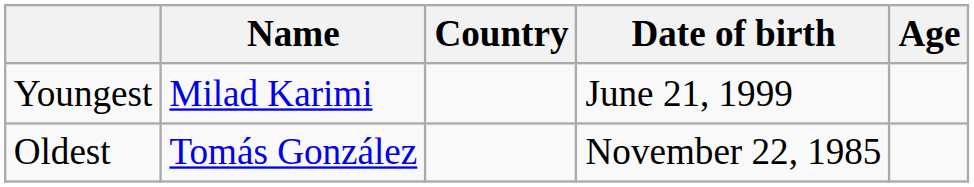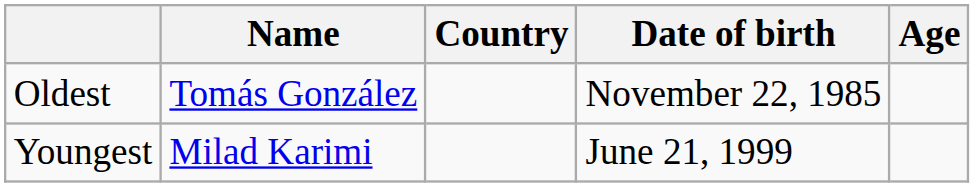rows swapped: (83, 92) <-> (62, 151)
